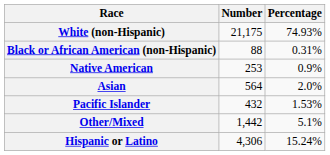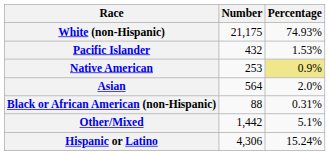rows swapped: (112, 50) <-> (112, 104)
(310, 68) no background -> (310, 68) khaki background
